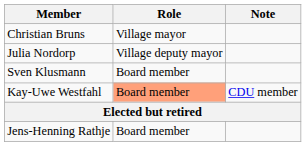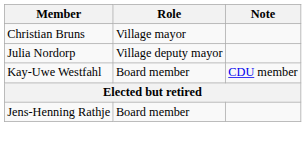- row: (46, 72)
(153, 92) lightsalmon background -> (153, 72) no background
